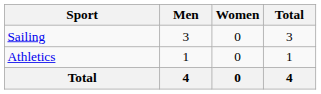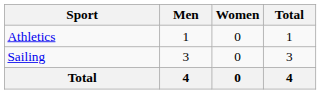rows swapped: (31, 57) <-> (26, 36)
